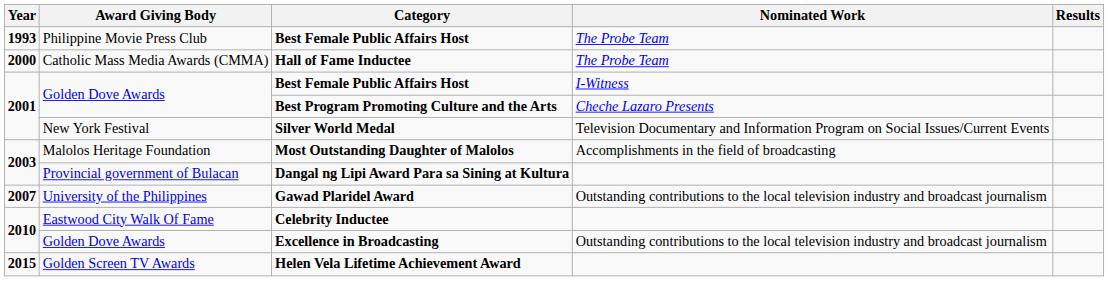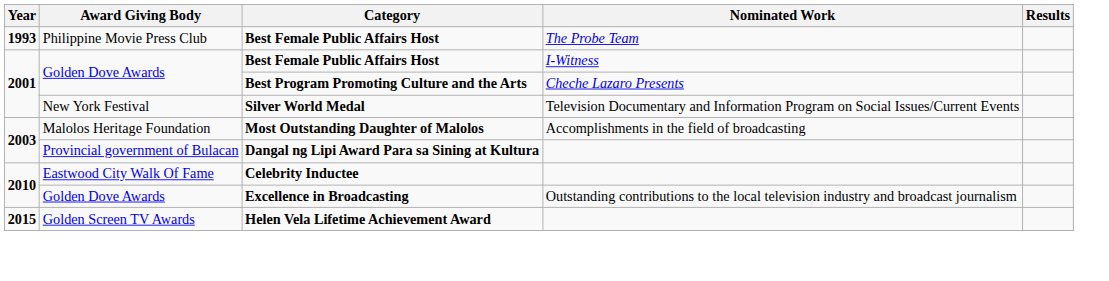- row: (22, 60)
- row: (22, 196)
